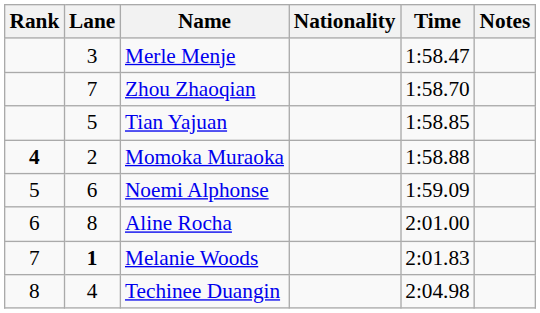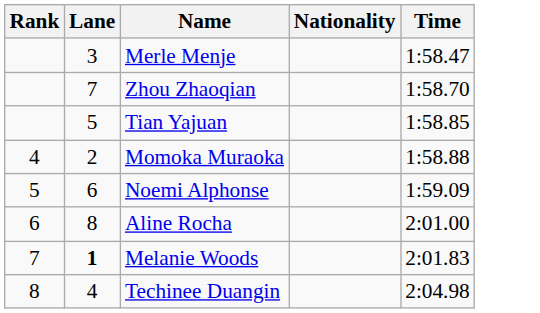- column: (505, 21)
(34, 156) bold -> (34, 156) normal
